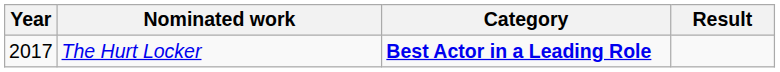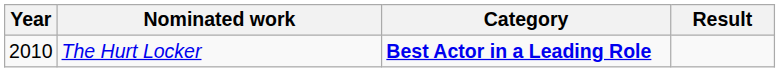(31, 50) 2017 -> (31, 50) 2010
